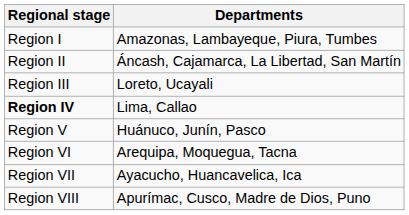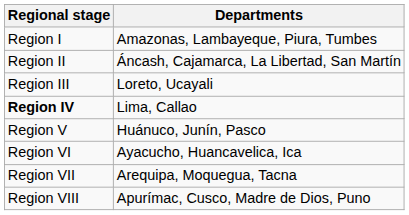(207, 152) Arequipa, Moquegua, Tacna -> (209, 152) Ayacucho, Huancavelica, Ica
(209, 175) Ayacucho, Huancavelica, Ica -> (207, 175) Arequipa, Moquegua, Tacna
